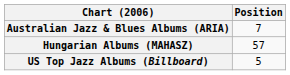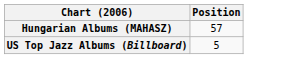- row: (118, 29)
